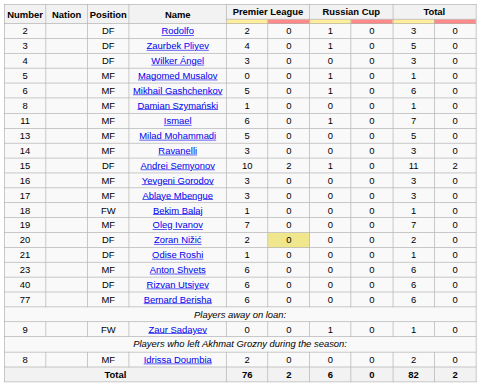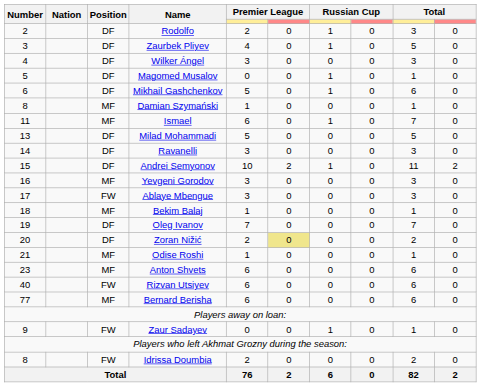(108, 76) MF -> (108, 76) DF
(108, 91) MF -> (108, 91) DF
(108, 136) MF -> (108, 136) DF
(108, 151) MF -> (108, 151) DF
(108, 195) MF -> (108, 195) FW
(108, 210) FW -> (108, 210) MF
(108, 225) MF -> (108, 225) DF
(108, 255) DF -> (108, 255) MF
(108, 285) DF -> (108, 285) FW
(108, 359) MF -> (108, 359) FW
